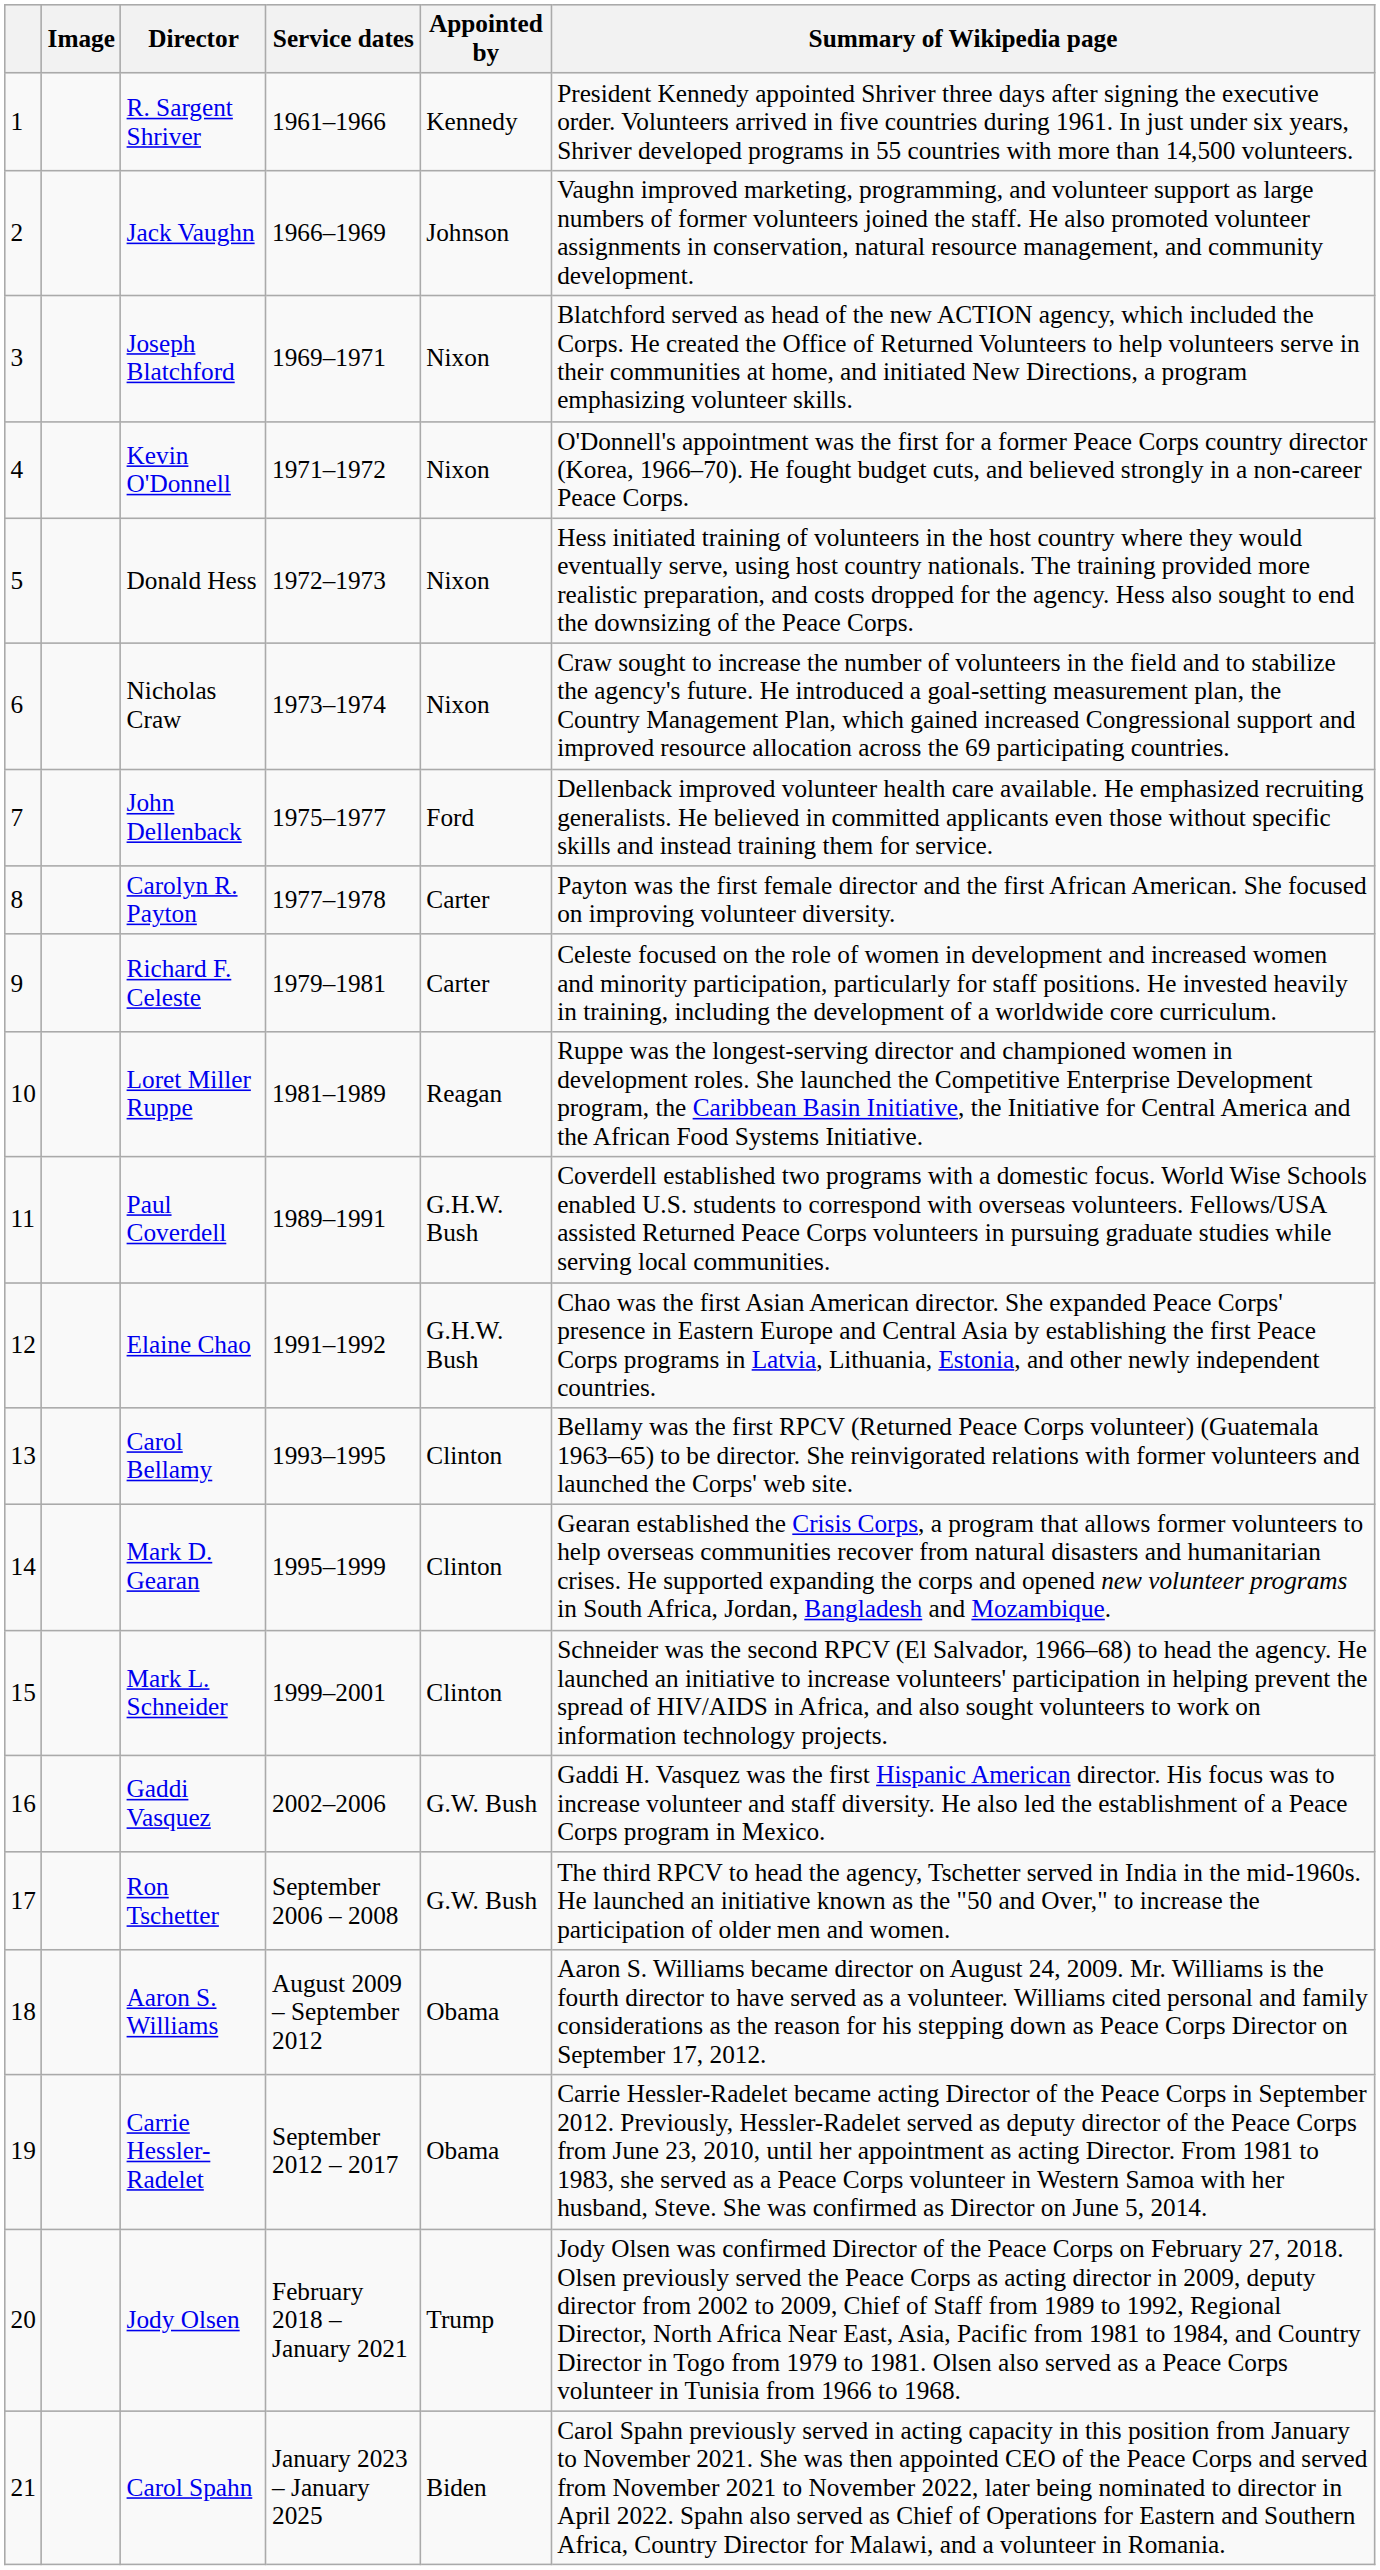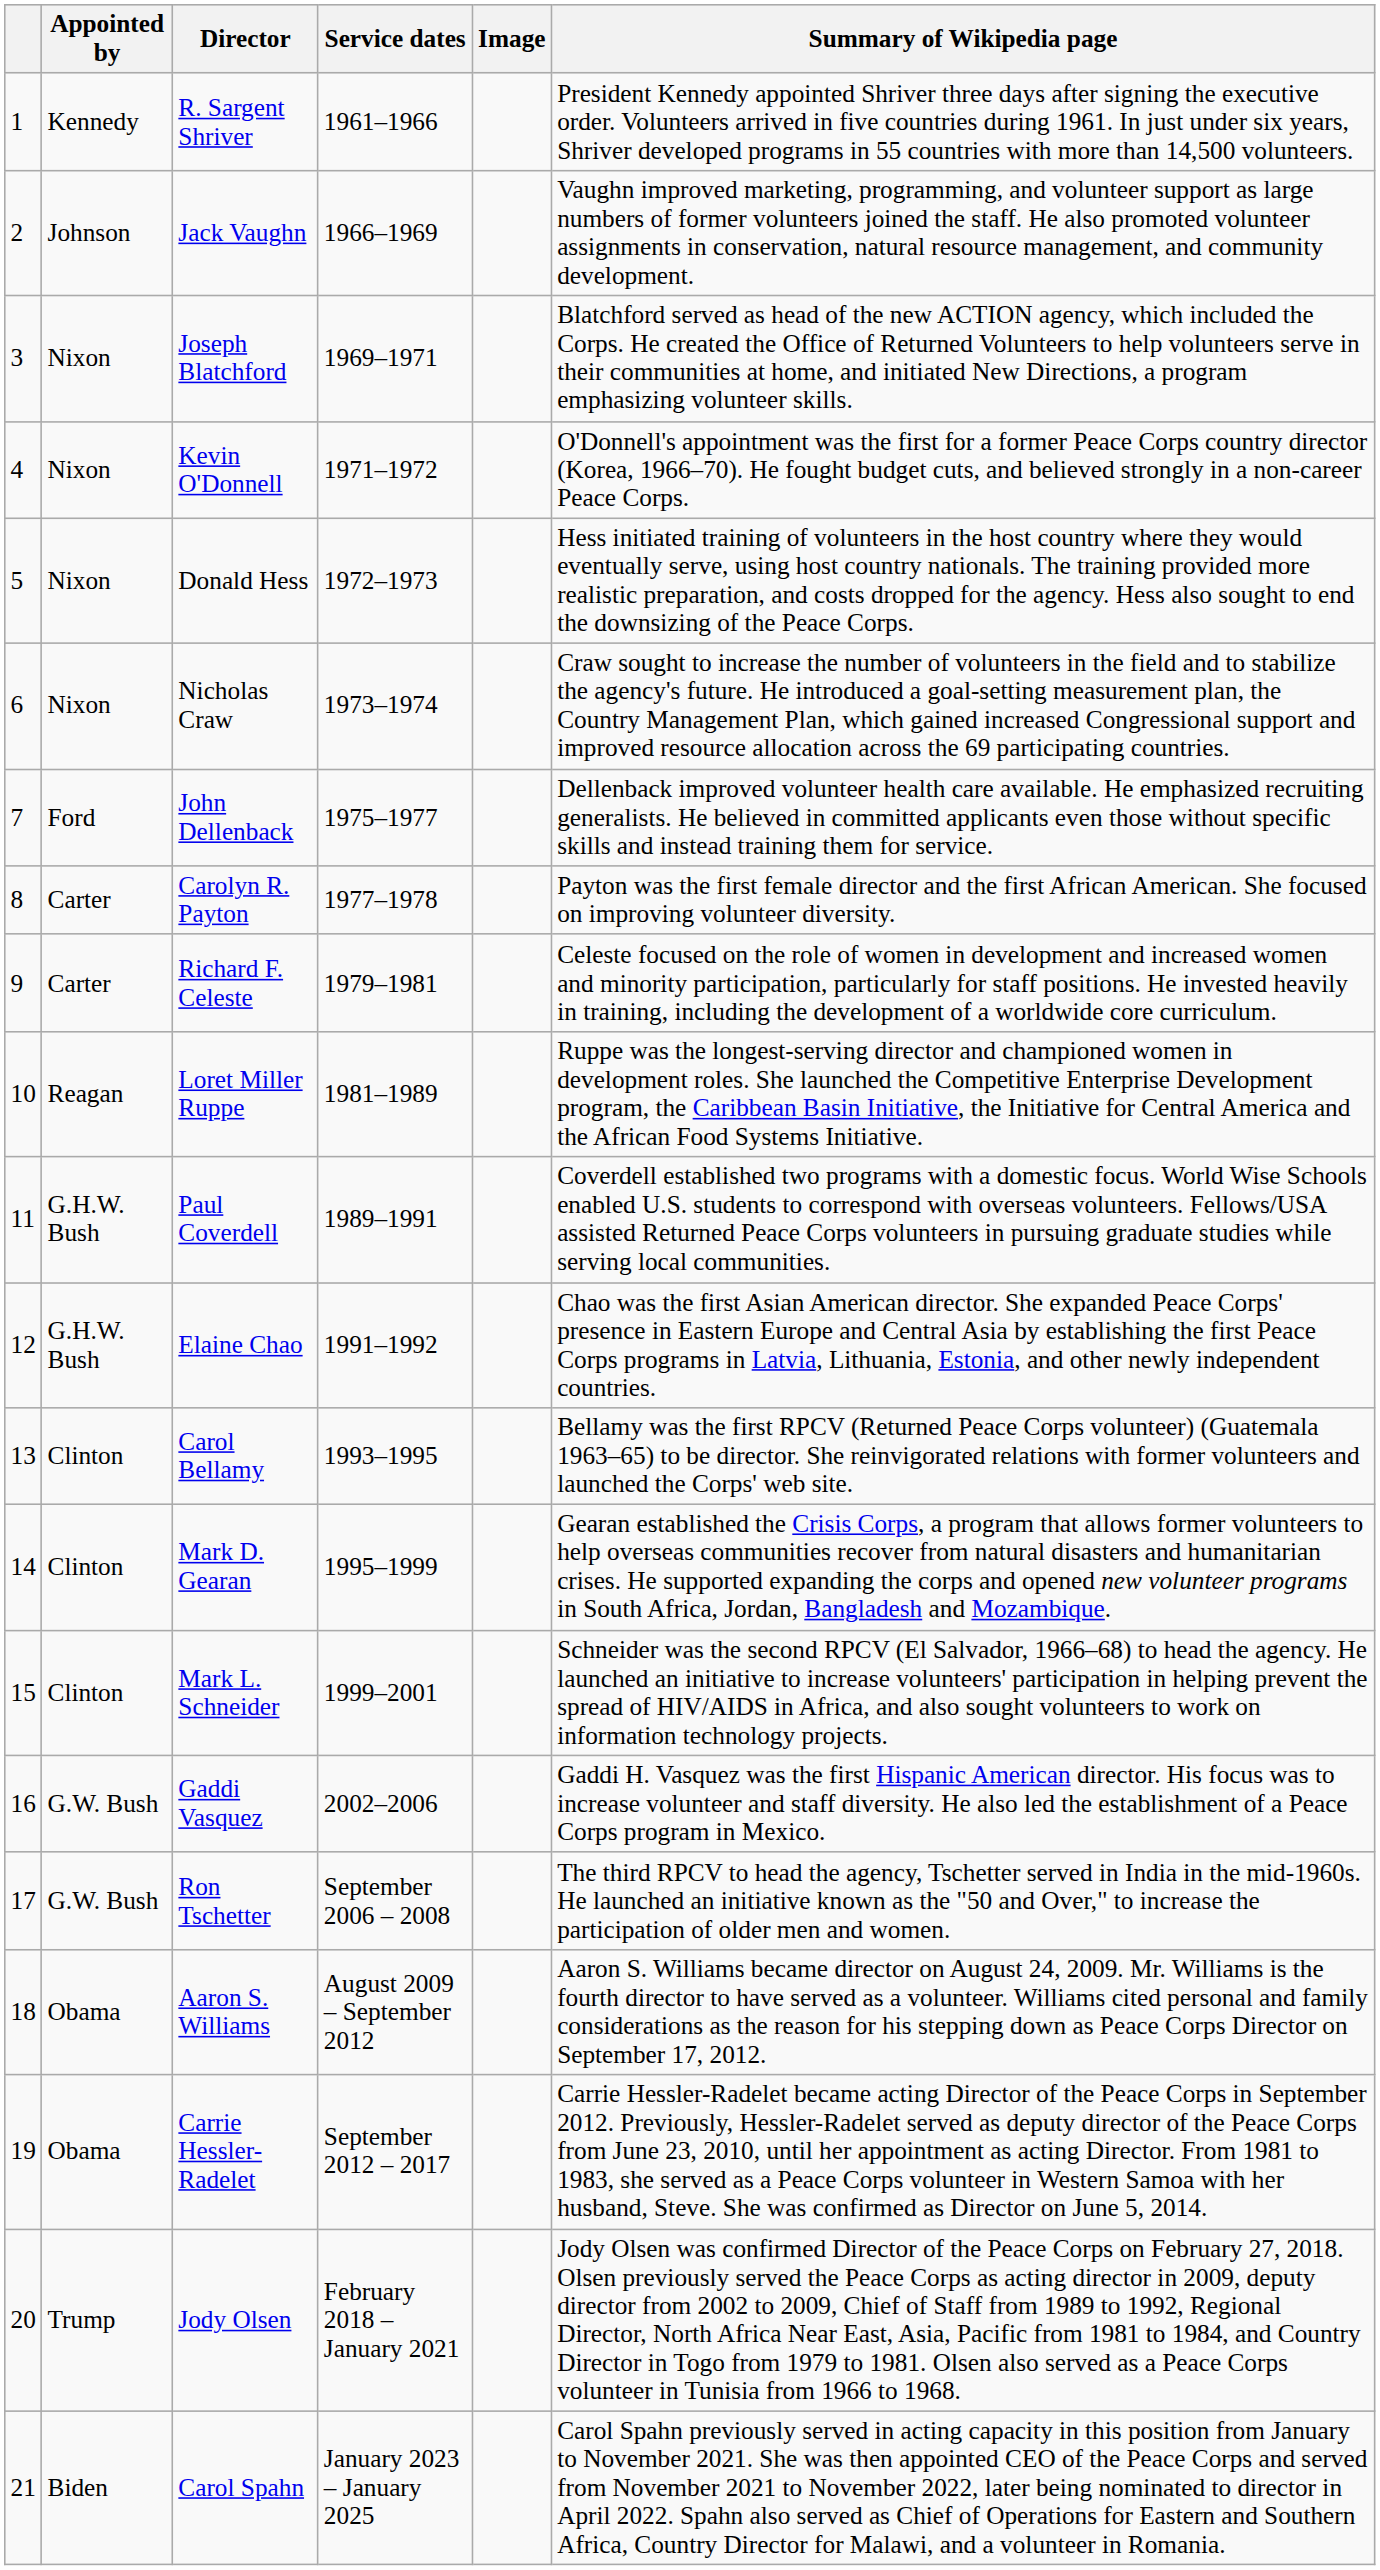columns swapped: (81, 38) <-> (486, 38)
